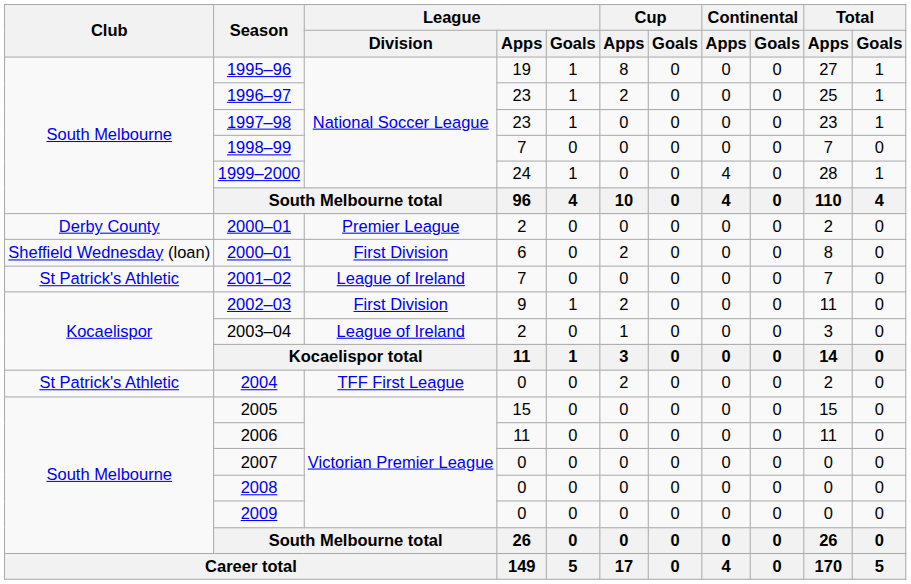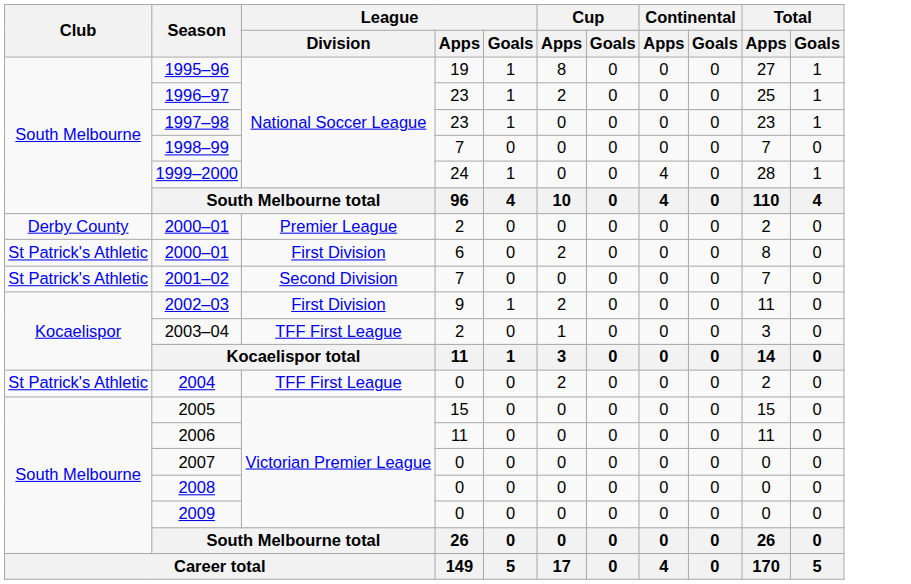(109, 252) Sheffield Wednesday (loan) -> (78, 252) St Patrick's Athletic
(401, 278) League of Ireland -> (338, 278) Second Division
(401, 331) League of Ireland -> (338, 331) TFF First League
